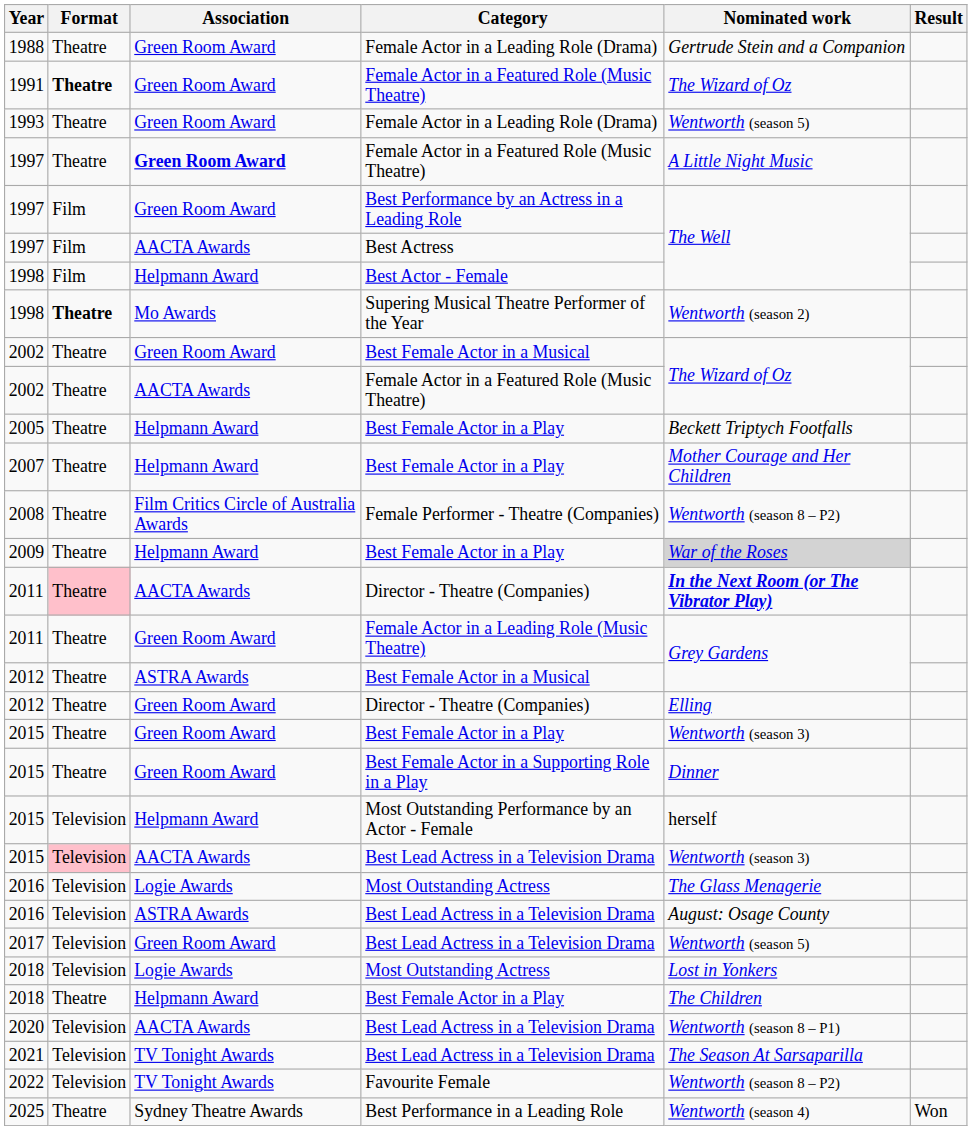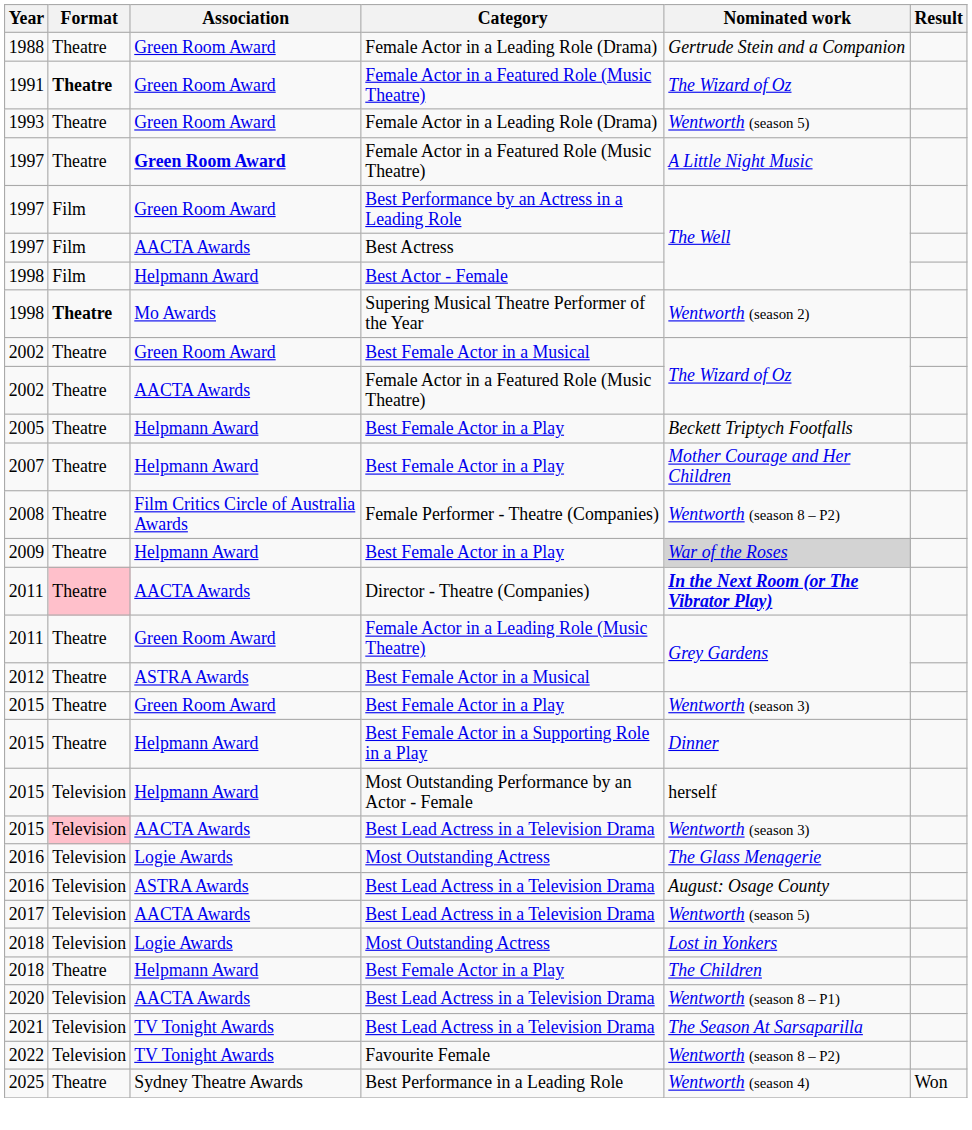- row: (26, 705)
(205, 771) Green Room Award -> (196, 743) Helpmann Award
(205, 942) Green Room Award -> (192, 914) AACTA Awards
